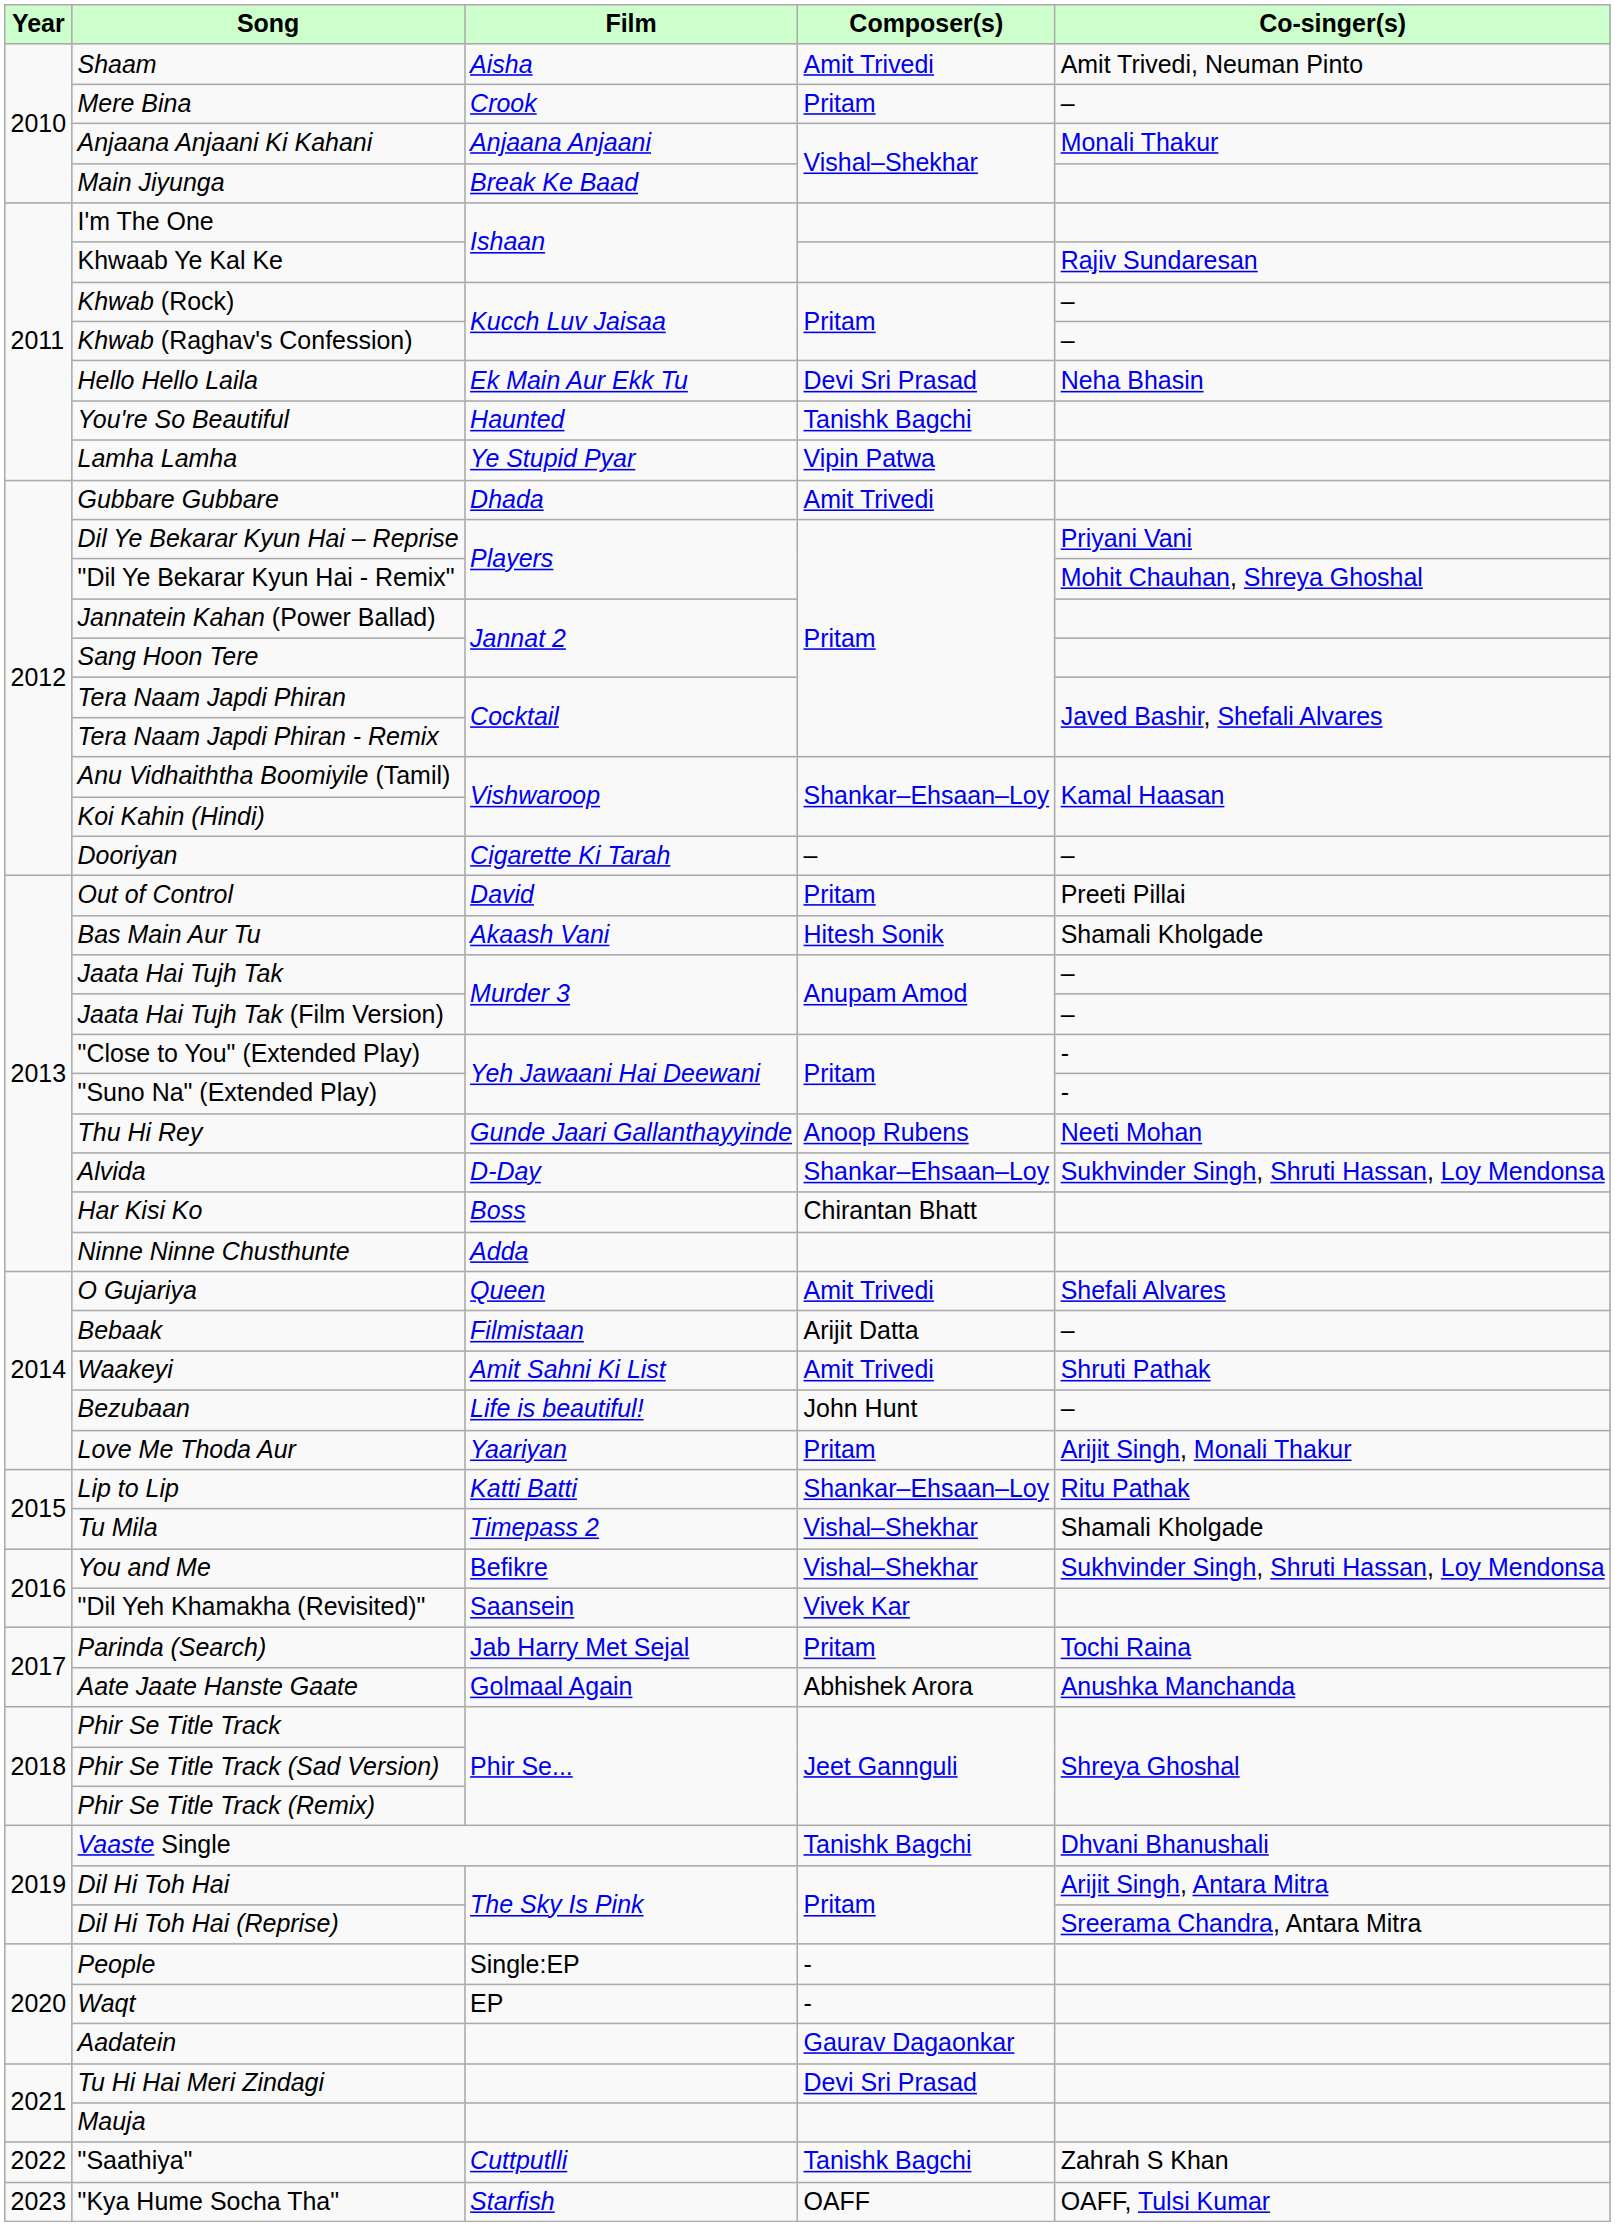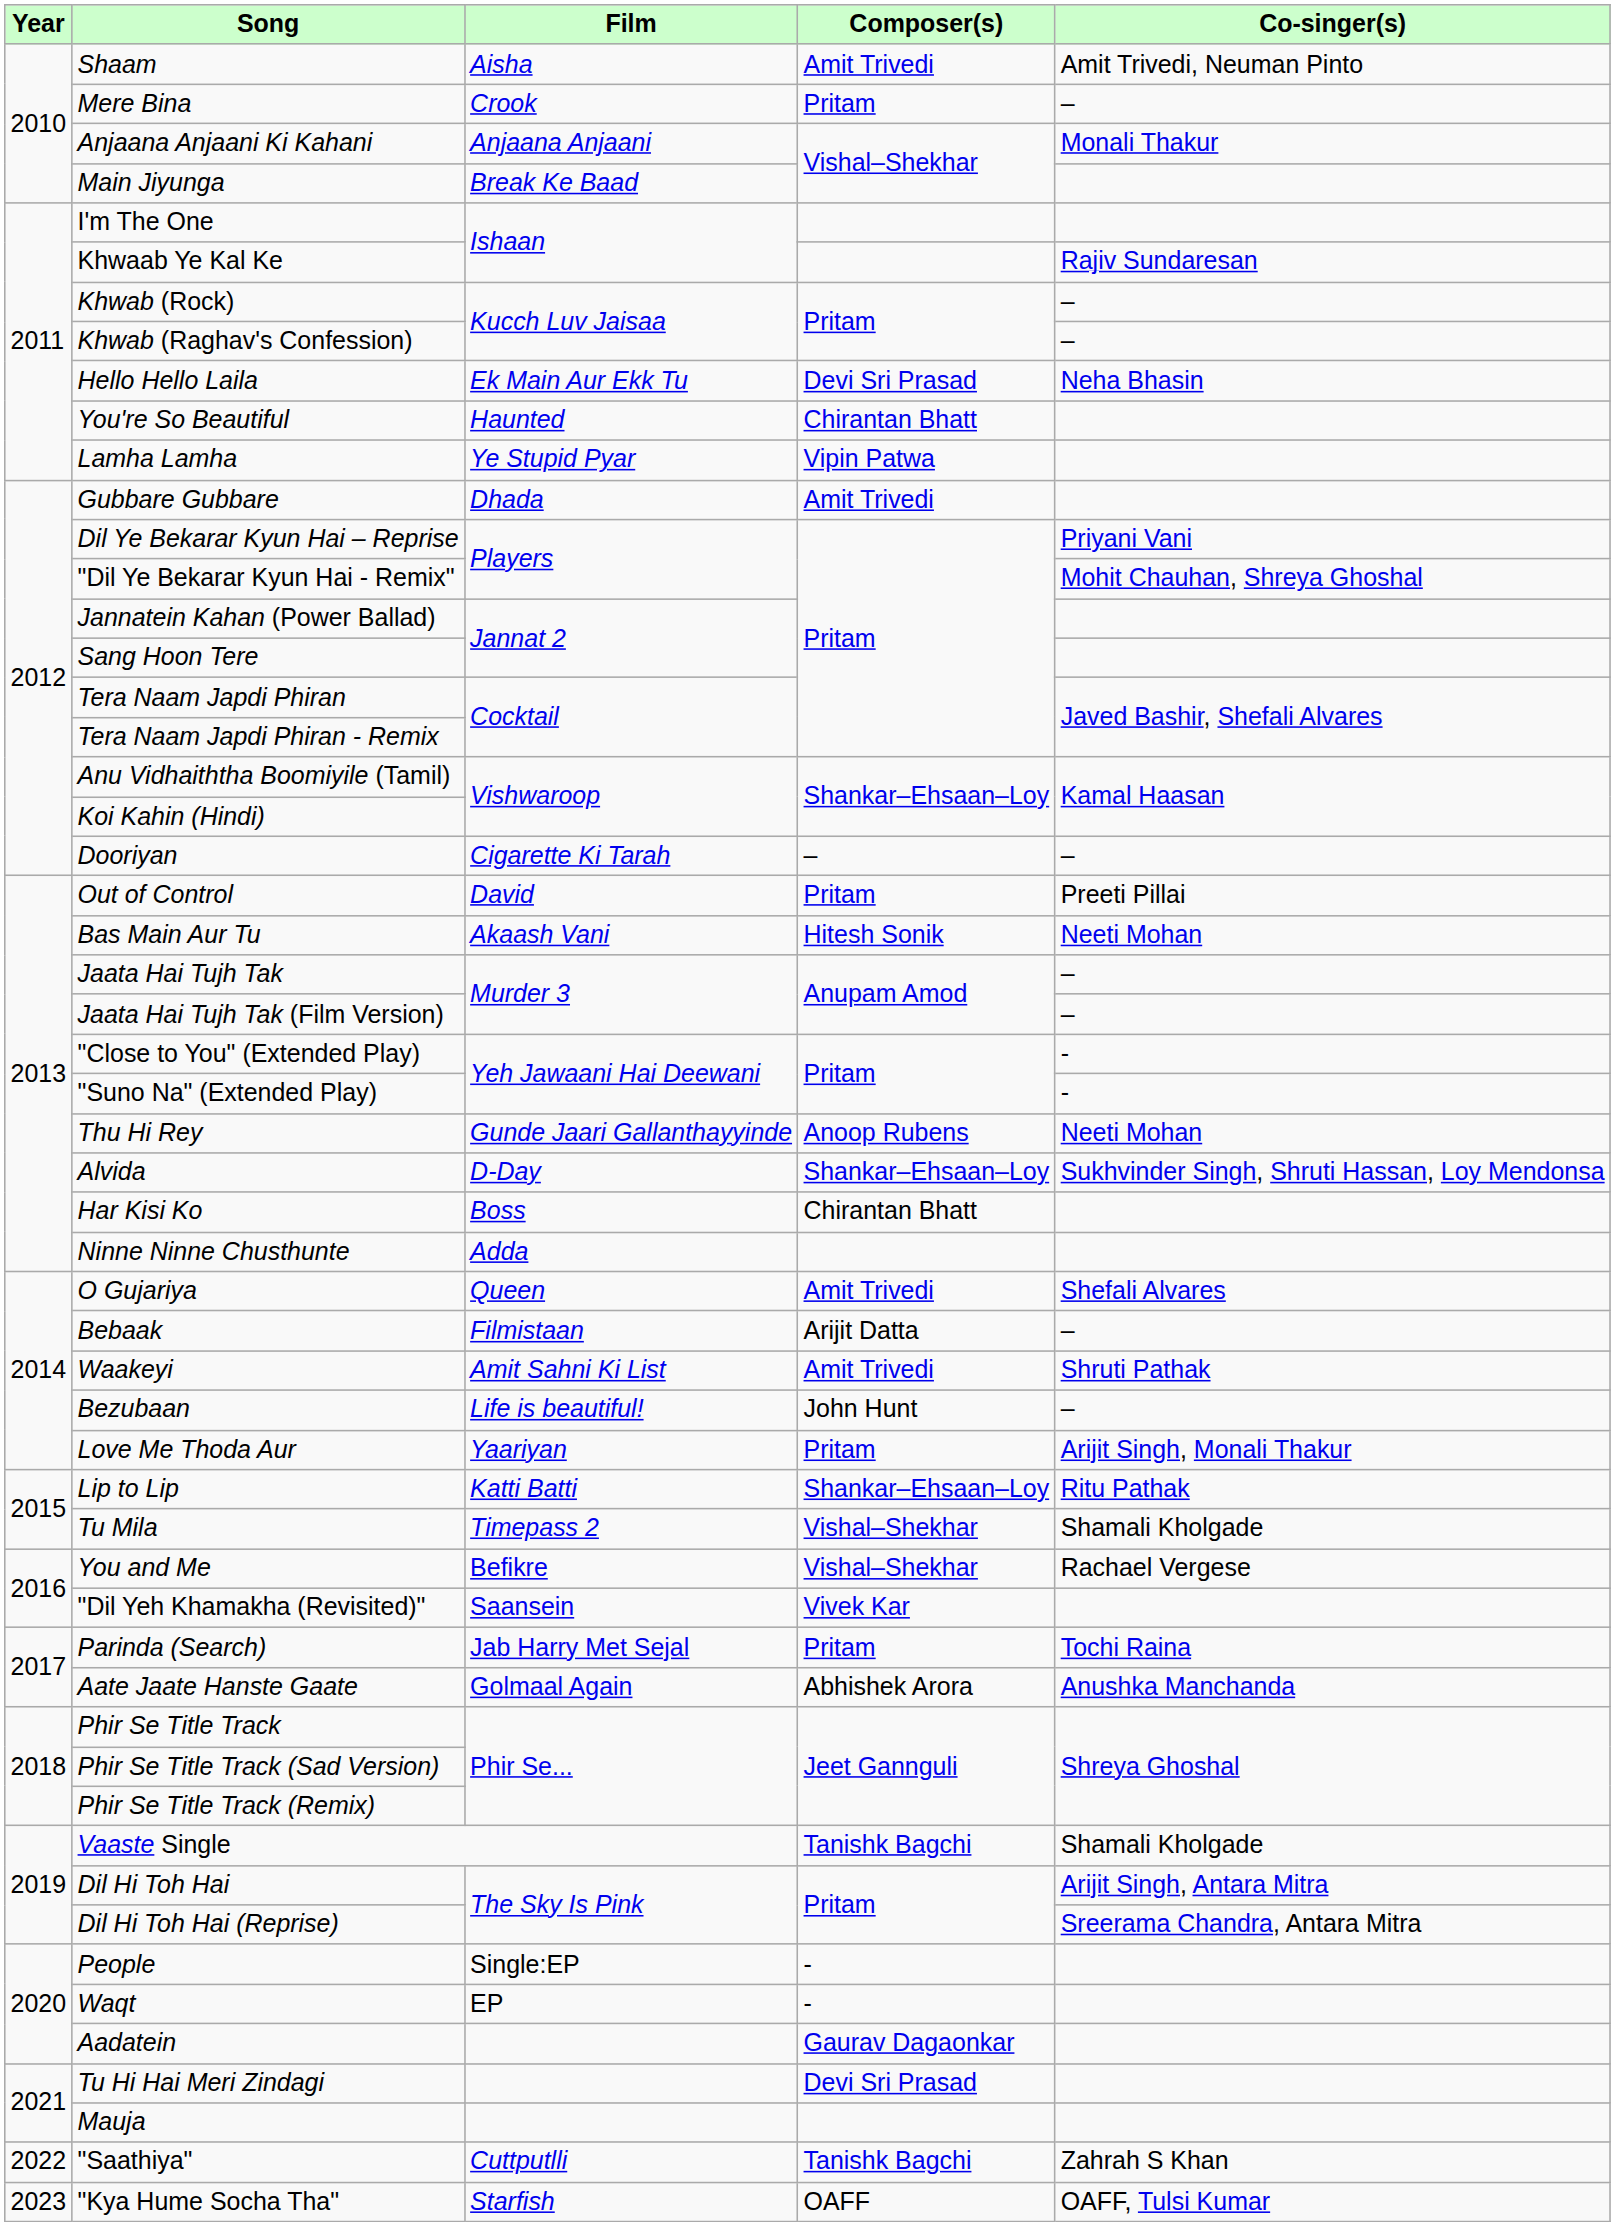(887, 420) Tanishk Bagchi -> (890, 420) Chirantan Bhatt
(1162, 934) Shamali Kholgade -> (1131, 934) Neeti Mohan
(1333, 1568) Sukhvinder Singh, Shruti Hassan, Loy Mendonsa -> (1156, 1568) Rachael Vergese
(1165, 1845) Dhvani Bhanushali -> (1162, 1845) Shamali Kholgade
